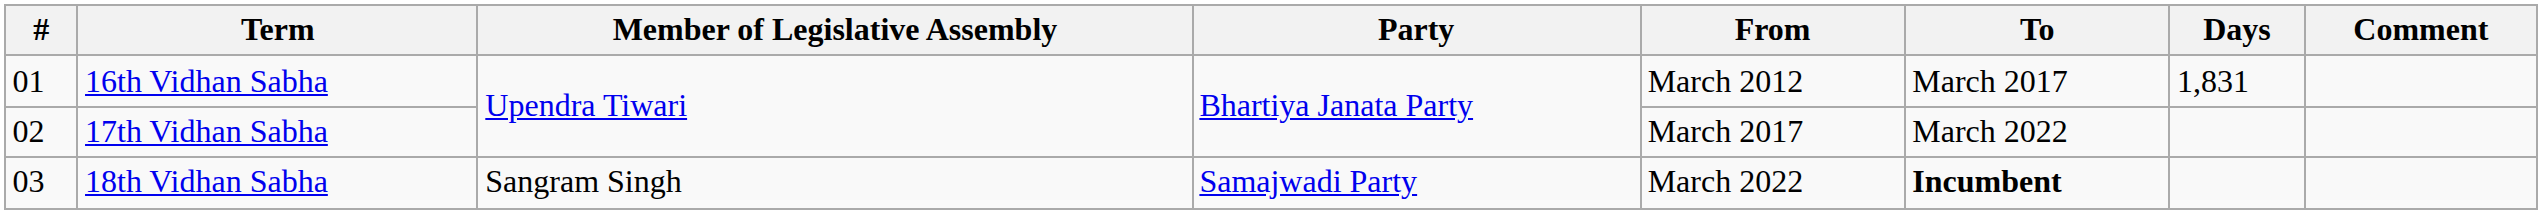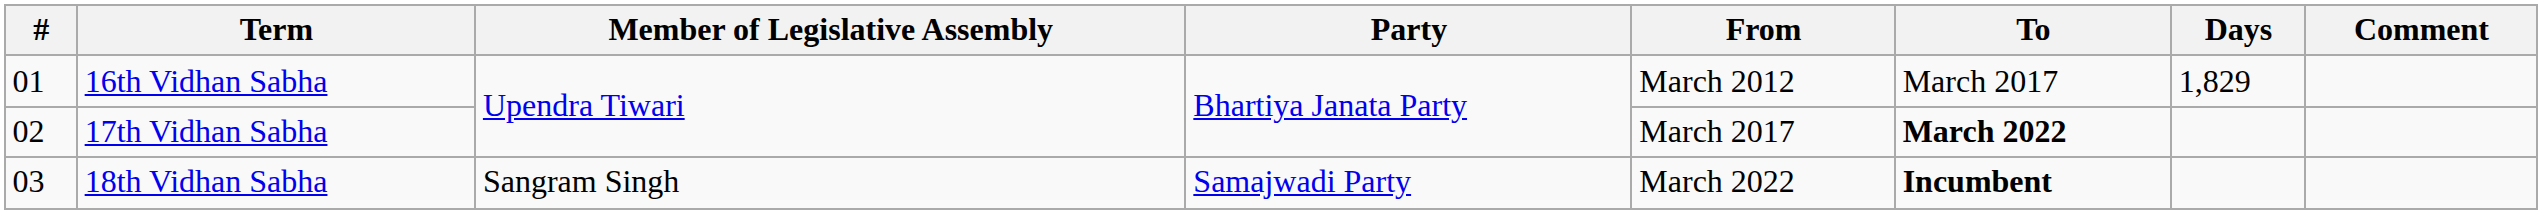(2213, 80) 1,831 -> (2215, 80) 1,829
(1990, 131) normal -> (1985, 131) bold
